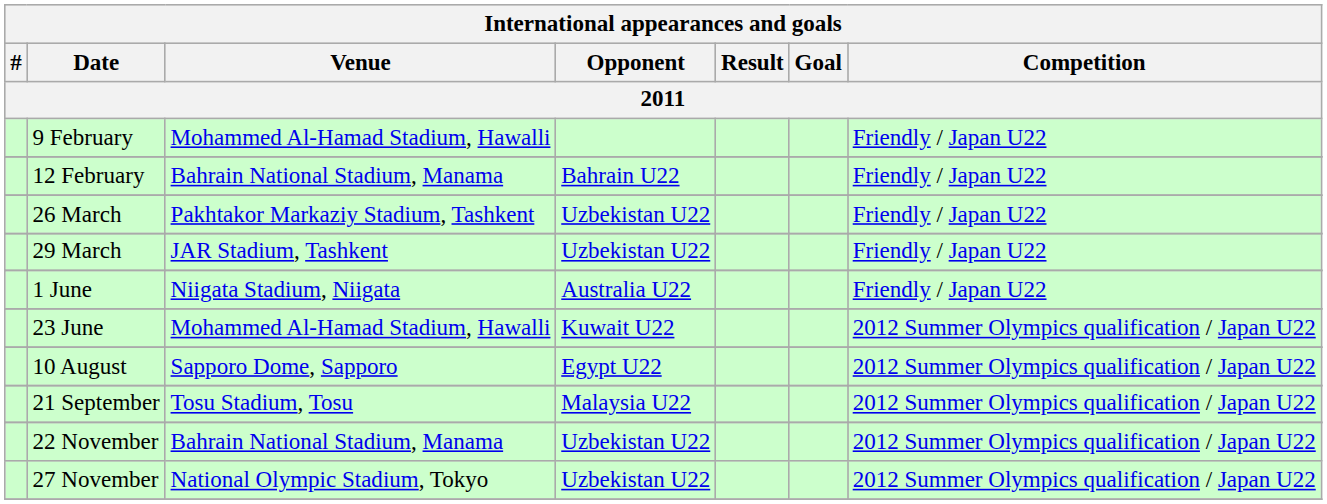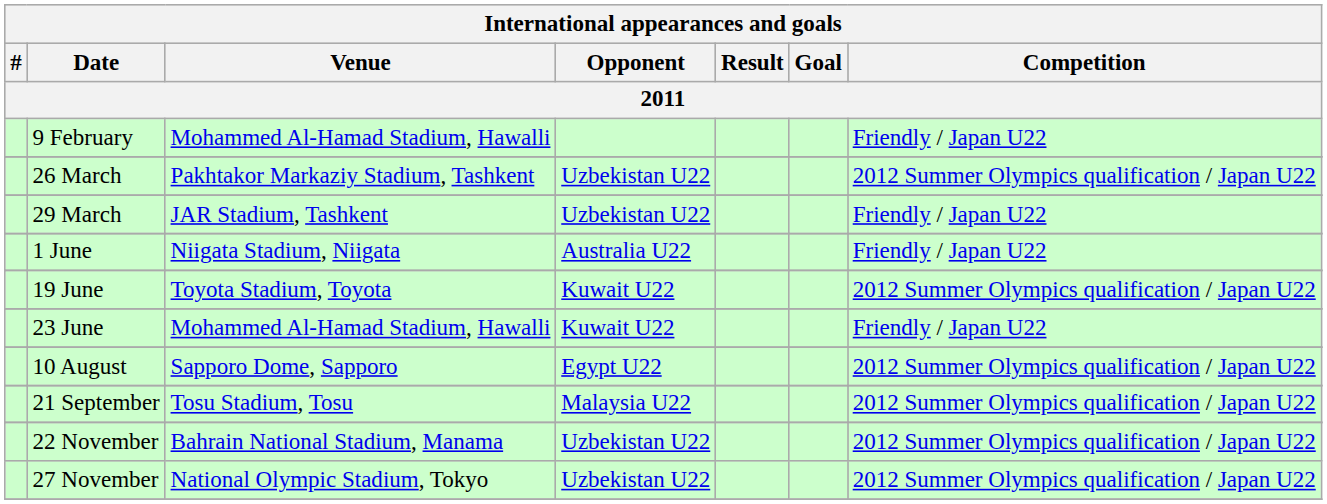- row: (88, 175)
(950, 213) Friendly / Japan U22 -> (1084, 175) 2012 Summer Olympics qualification / Japan U22
+ row: (68, 289)
(1084, 327) 2012 Summer Olympics qualification / Japan U22 -> (950, 327) Friendly / Japan U22
